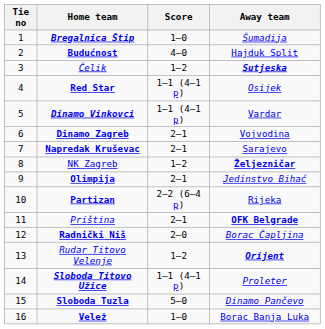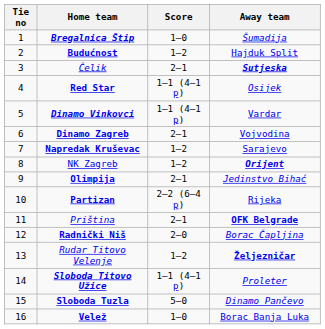(179, 53) 4–0 -> (179, 53) 1–2
(179, 68) 1–2 -> (179, 68) 2–1
(179, 149) 2–1 -> (179, 149) 1–2
(265, 164) Željezničar -> (265, 164) Orijent
(265, 255) Orijent -> (265, 255) Željezničar
